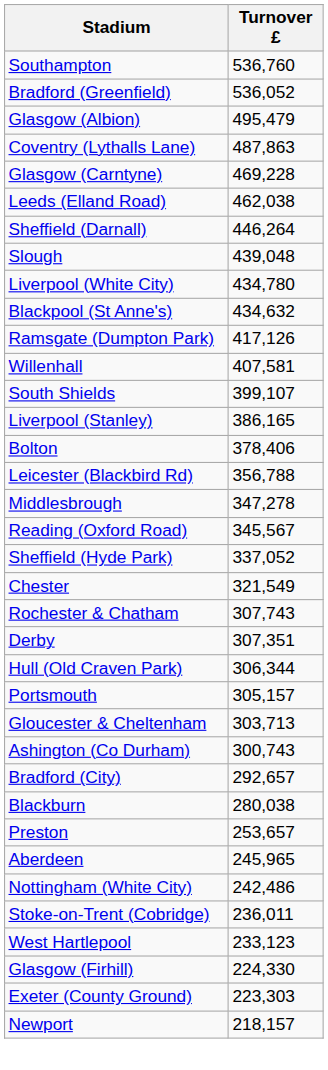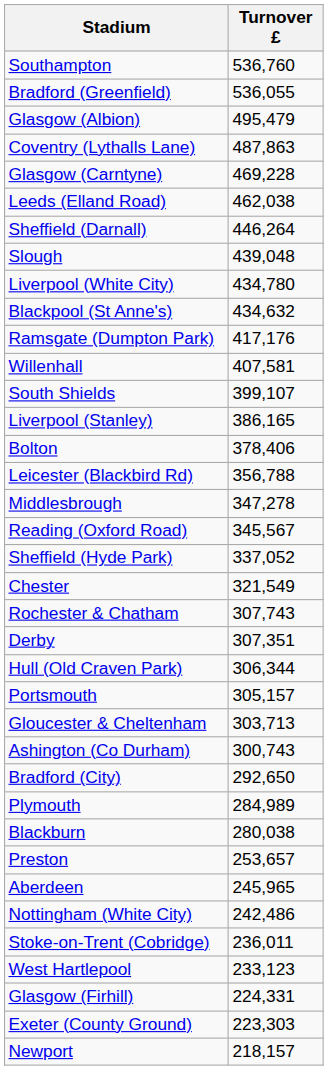(264, 92) 536,052 -> (264, 92) 536,055
(264, 339) 417,126 -> (264, 339) 417,176
(264, 777) 292,657 -> (264, 777) 292,650
+ row: (45, 804)
(264, 969) 224,330 -> (264, 996) 224,331
